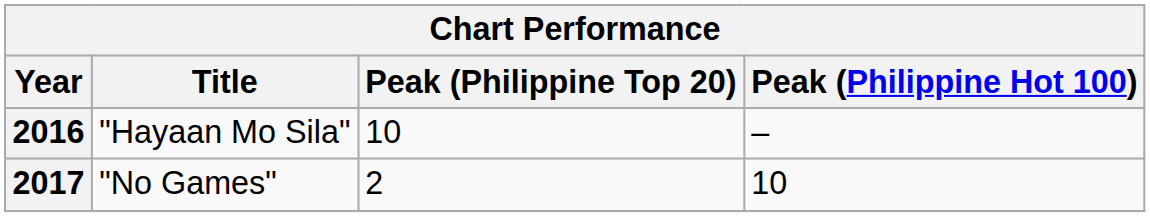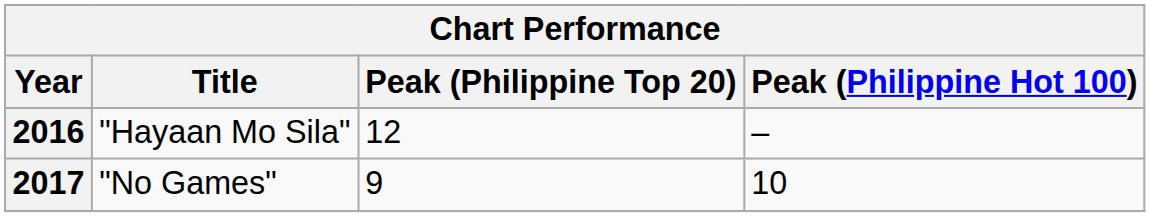(383, 132) 10 -> (383, 132) 12
(374, 183) 2 -> (374, 183) 9
